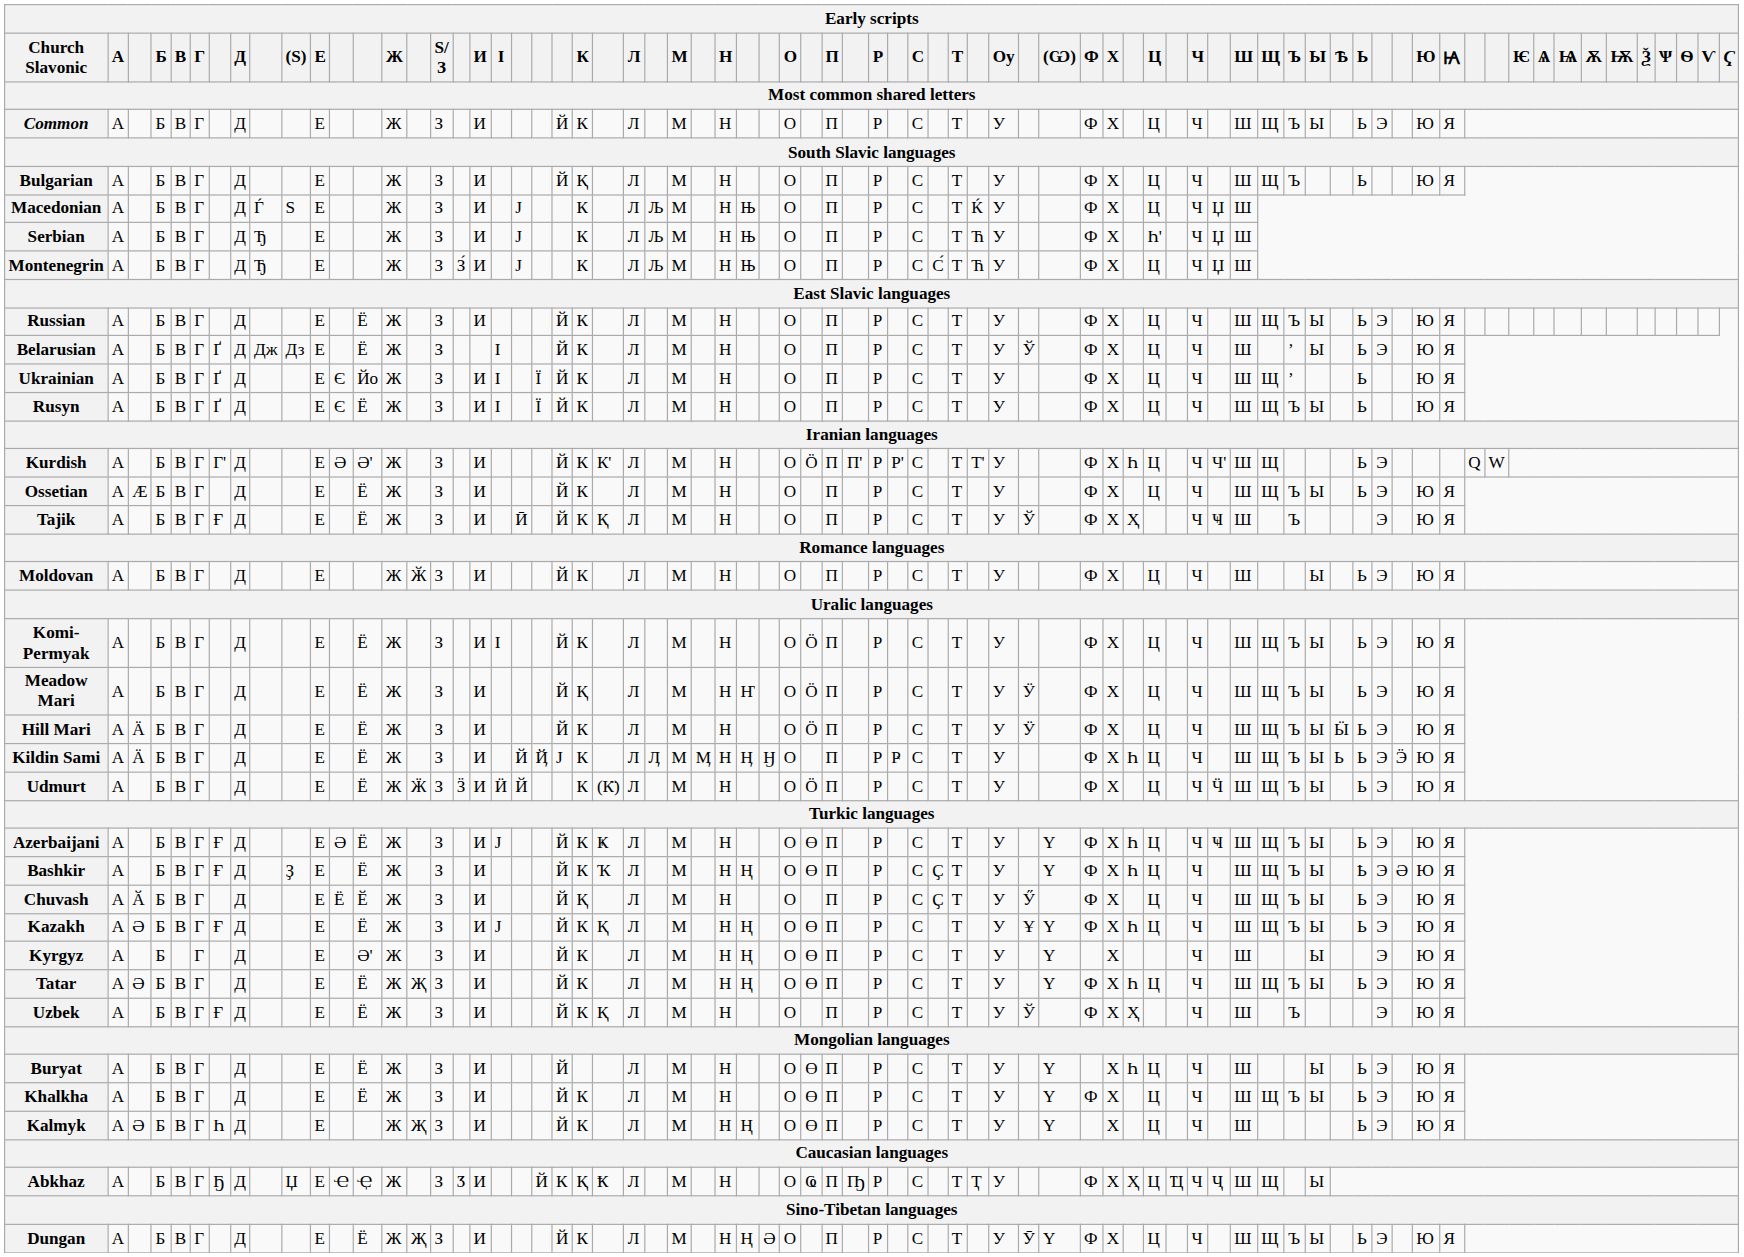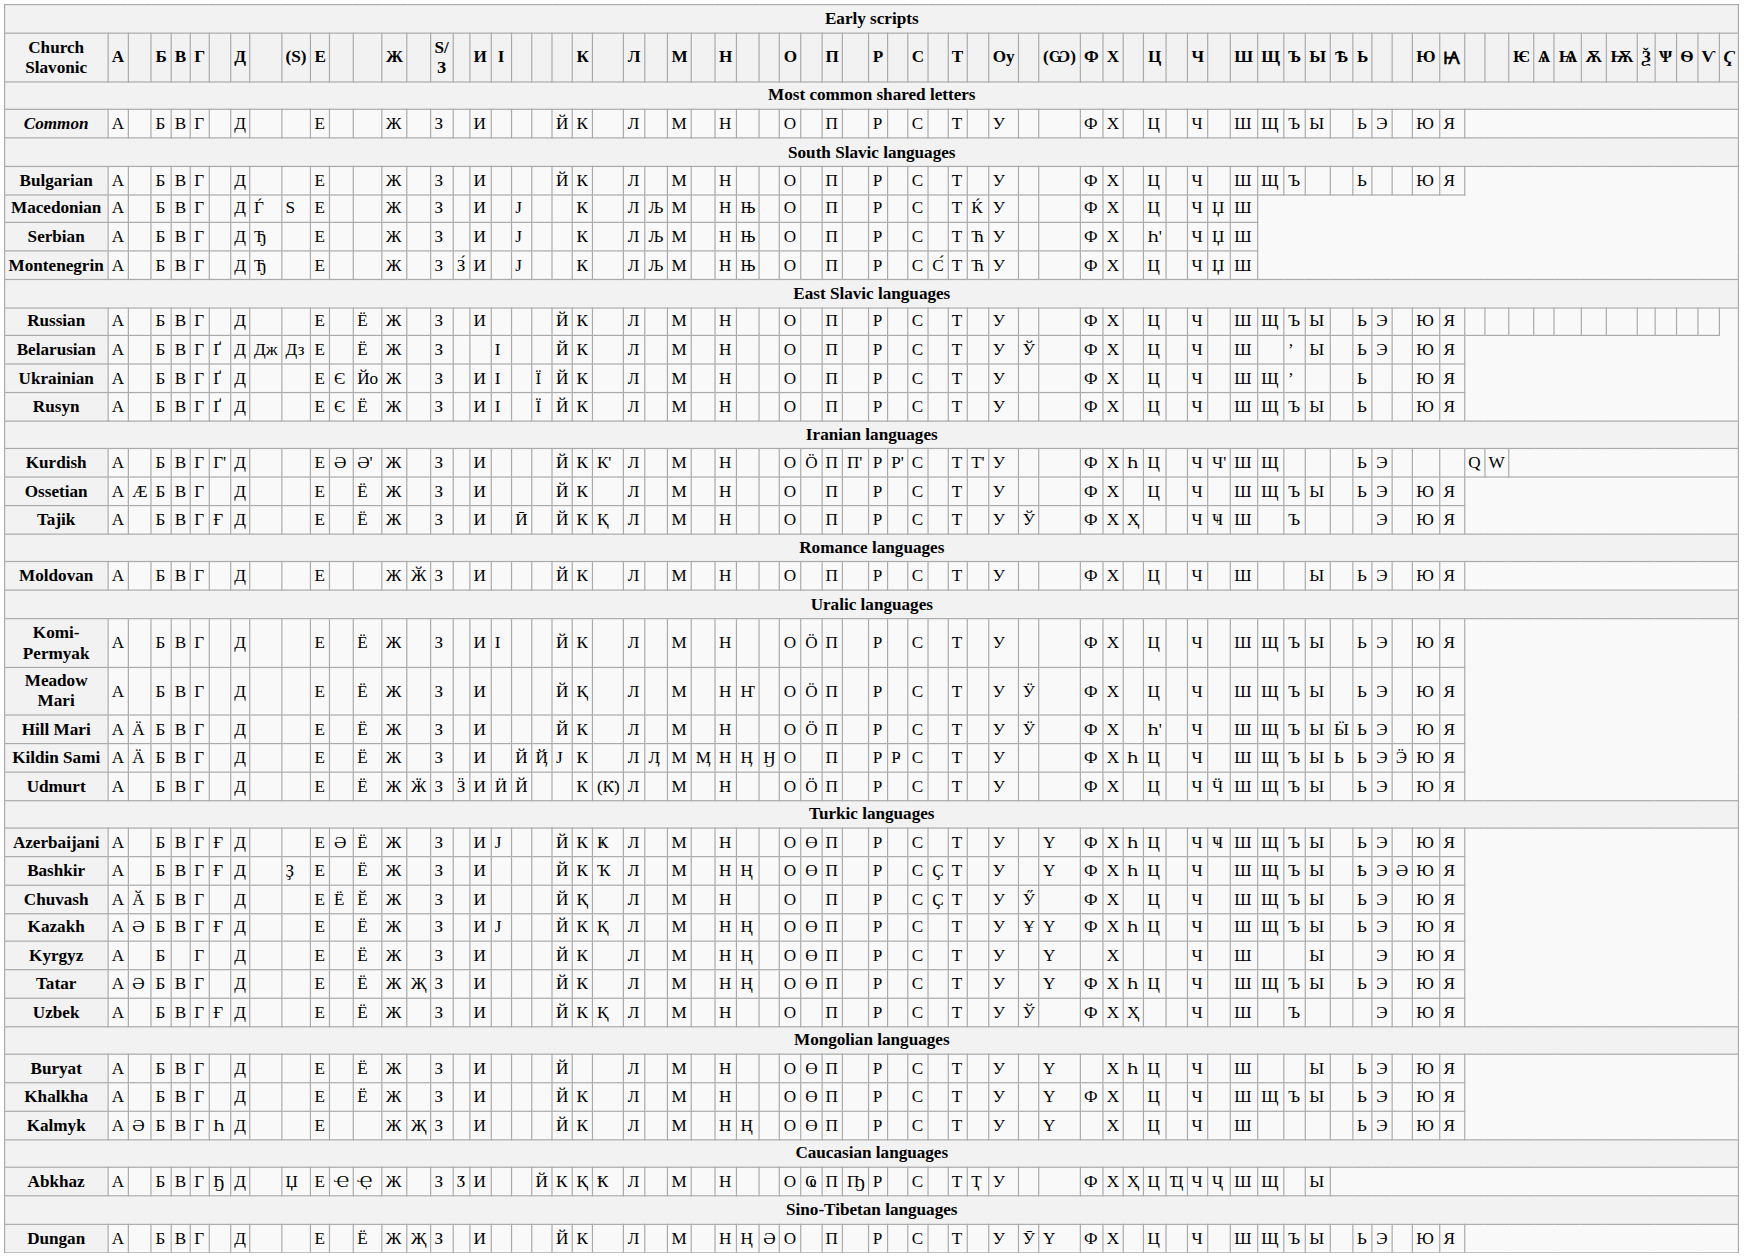(582, 180) Қ -> (582, 180) К
(1154, 729) Ц -> (1155, 729) Һ'
(365, 955) Ә' -> (362, 955) Ё
